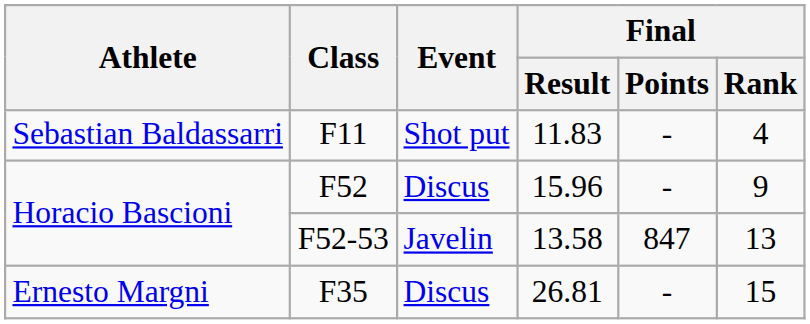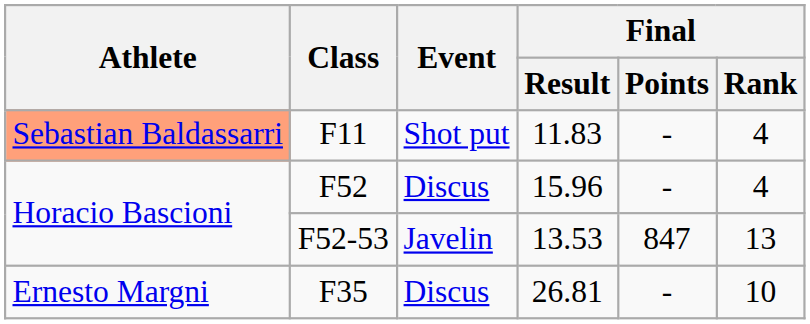(148, 134) no background -> (148, 134) lightsalmon background
(761, 186) 9 -> (761, 186) 4
(567, 238) 13.58 -> (567, 238) 13.53
(761, 290) 15 -> (761, 290) 10
